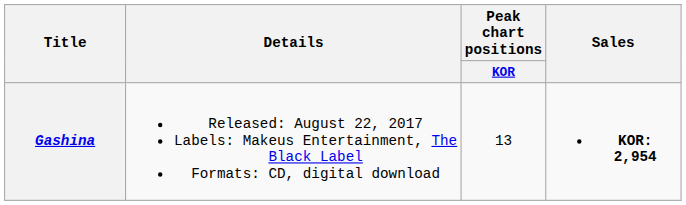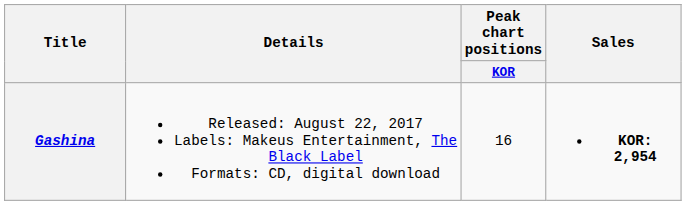(503, 141) 13 -> (503, 141) 16
